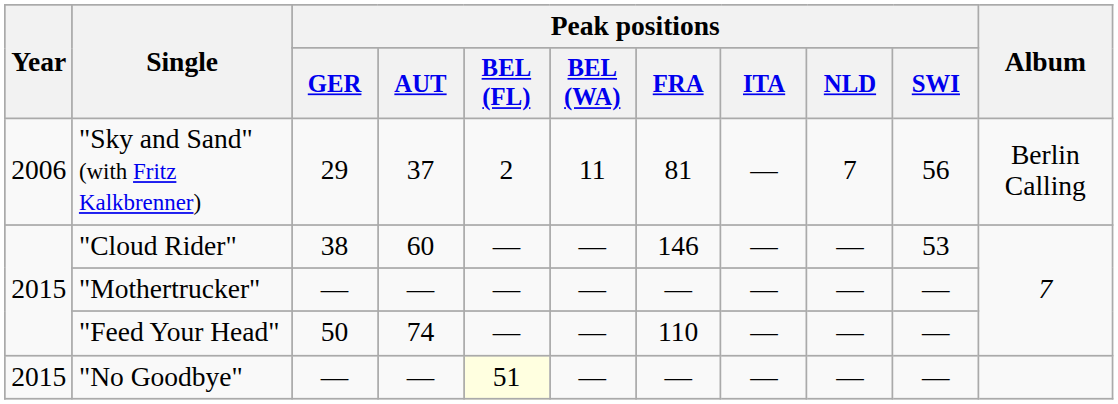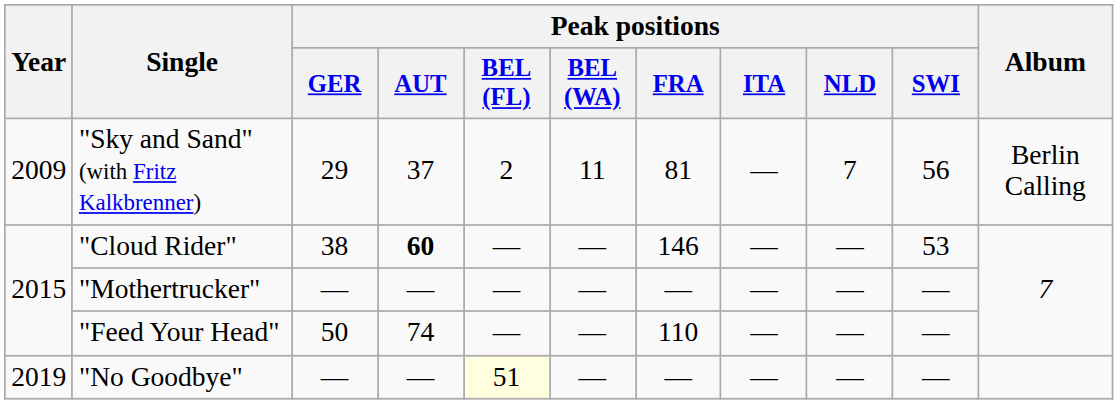(39, 171) 2006 -> (39, 171) 2009
(421, 245) normal -> (421, 245) bold
(39, 376) 2015 -> (39, 376) 2019
